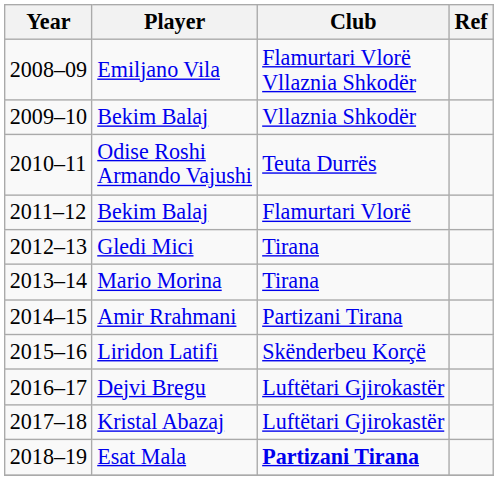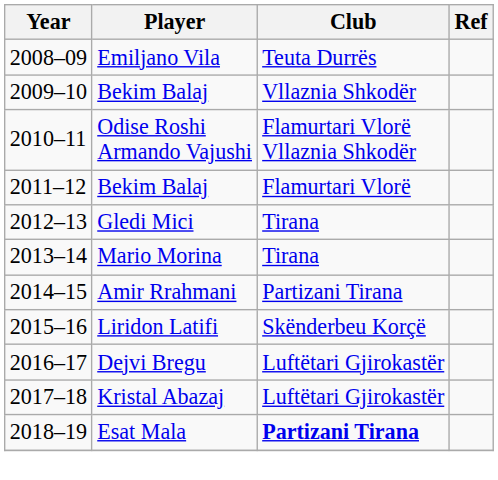(339, 69) Flamurtari Vlorë Vllaznia Shkodër -> (319, 57) Teuta Durrës
(319, 164) Teuta Durrës -> (339, 139) Flamurtari Vlorë Vllaznia Shkodër
